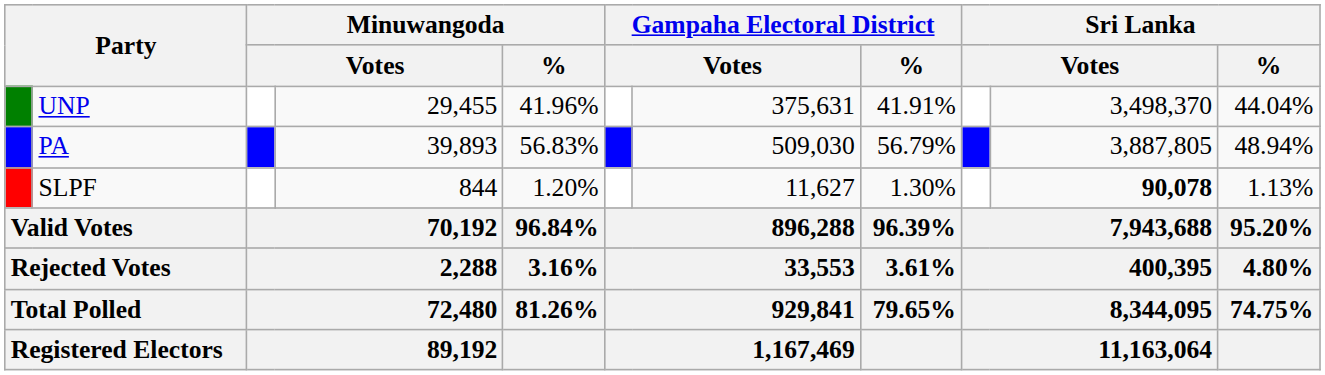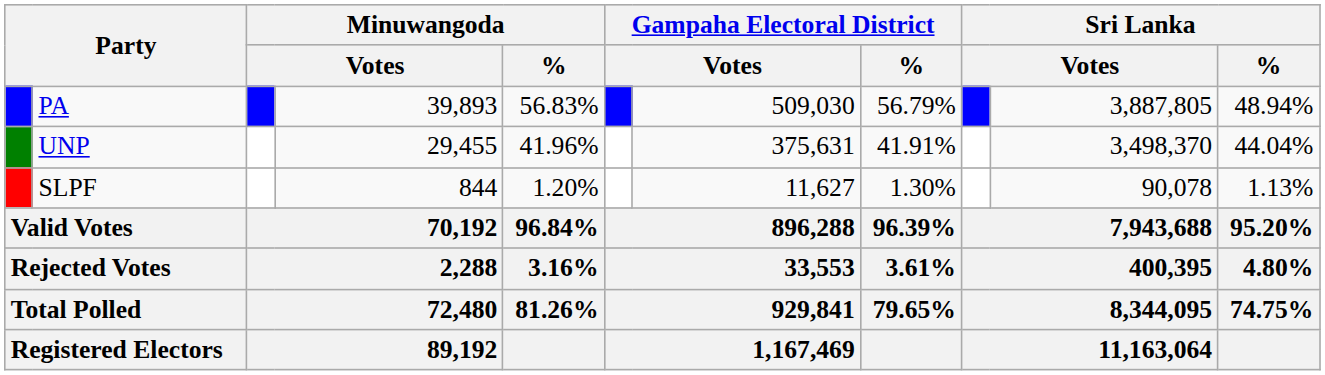rows swapped: (54, 146) <-> (64, 106)
(1177, 187) bold -> (1177, 187) normal
